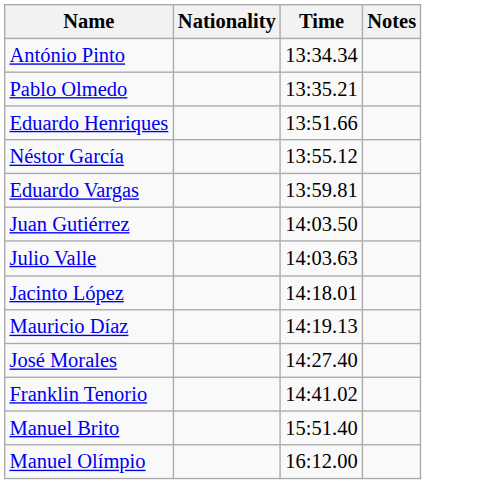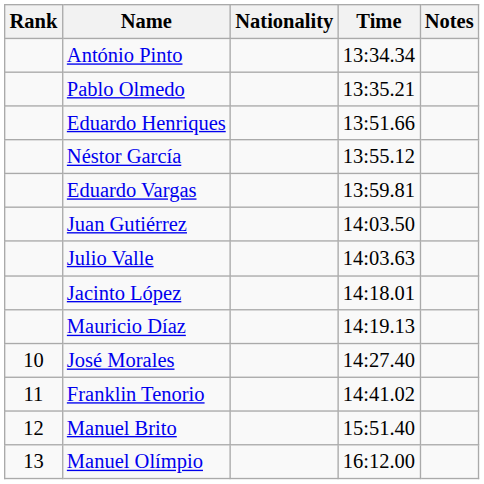+ column: (33, 21)
